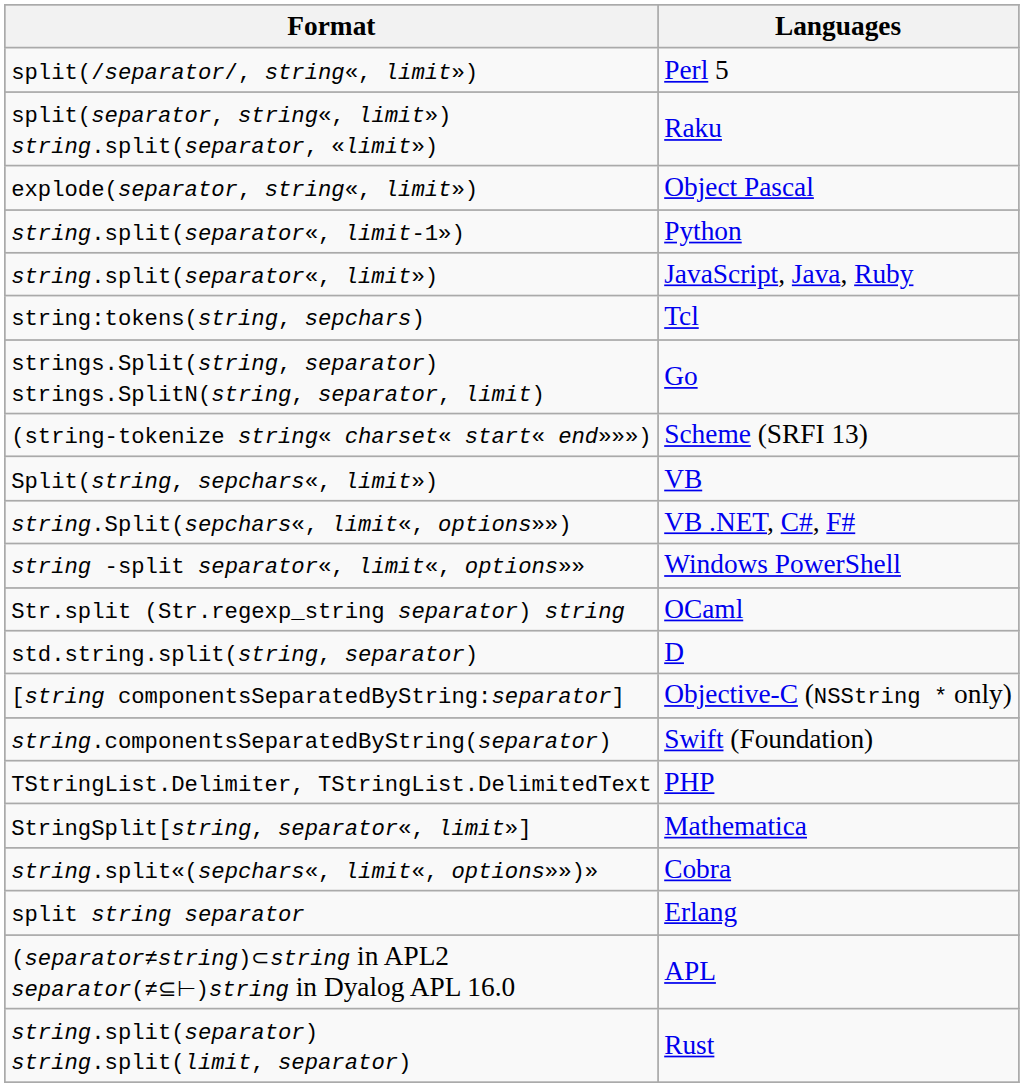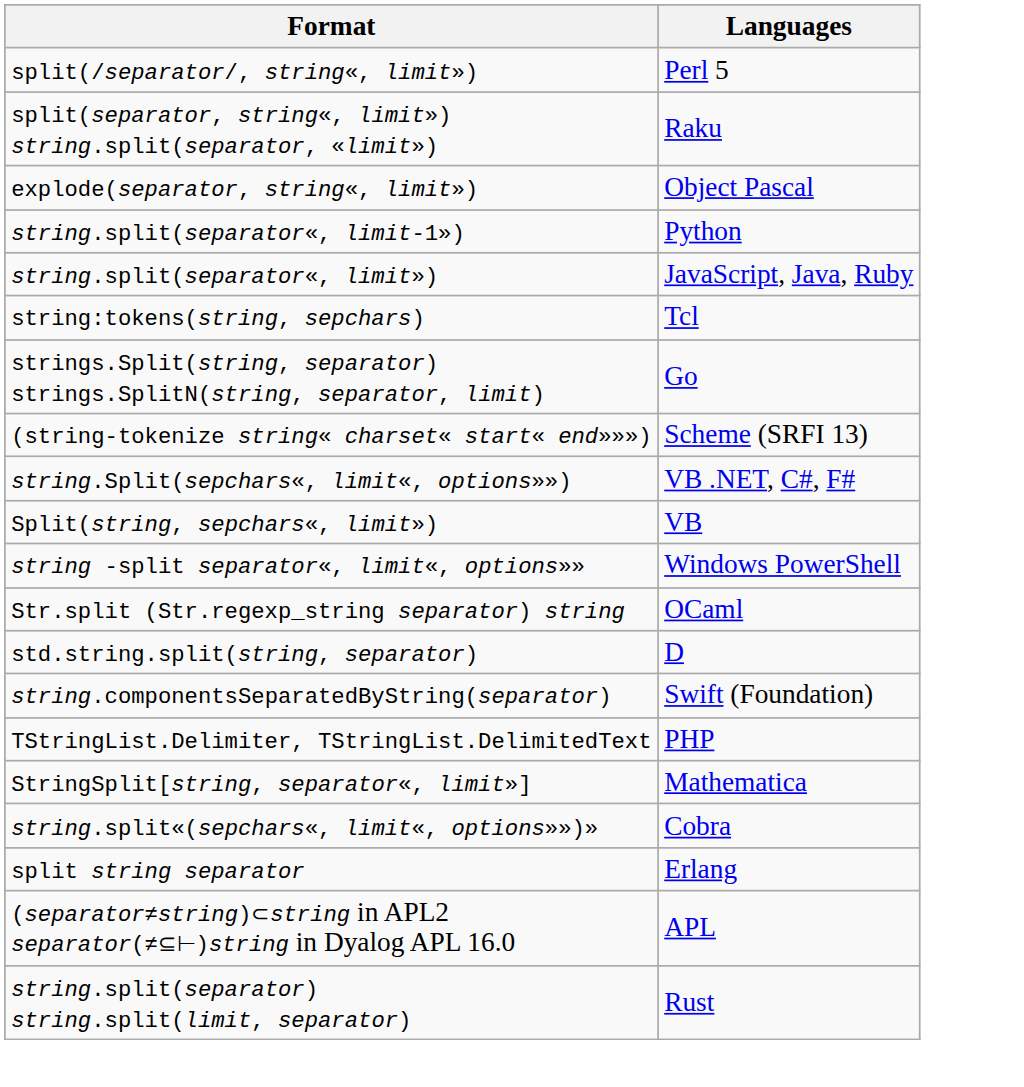rows swapped: (225, 481) <-> (291, 525)
- row: (318, 698)
